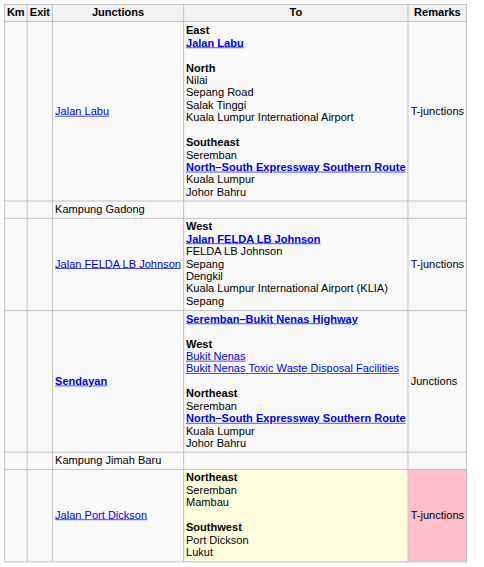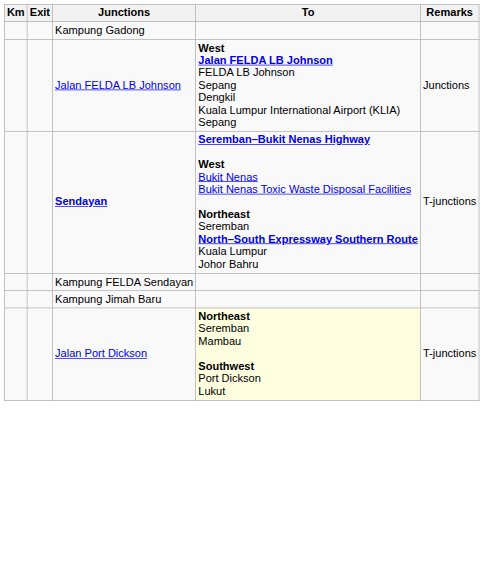- row: (82, 111)
(437, 264) T-junctions -> (446, 85) Junctions
(434, 381) Junctions -> (450, 202) T-junctions
+ row: (124, 282)
(437, 515) pink background -> (450, 354) no background
